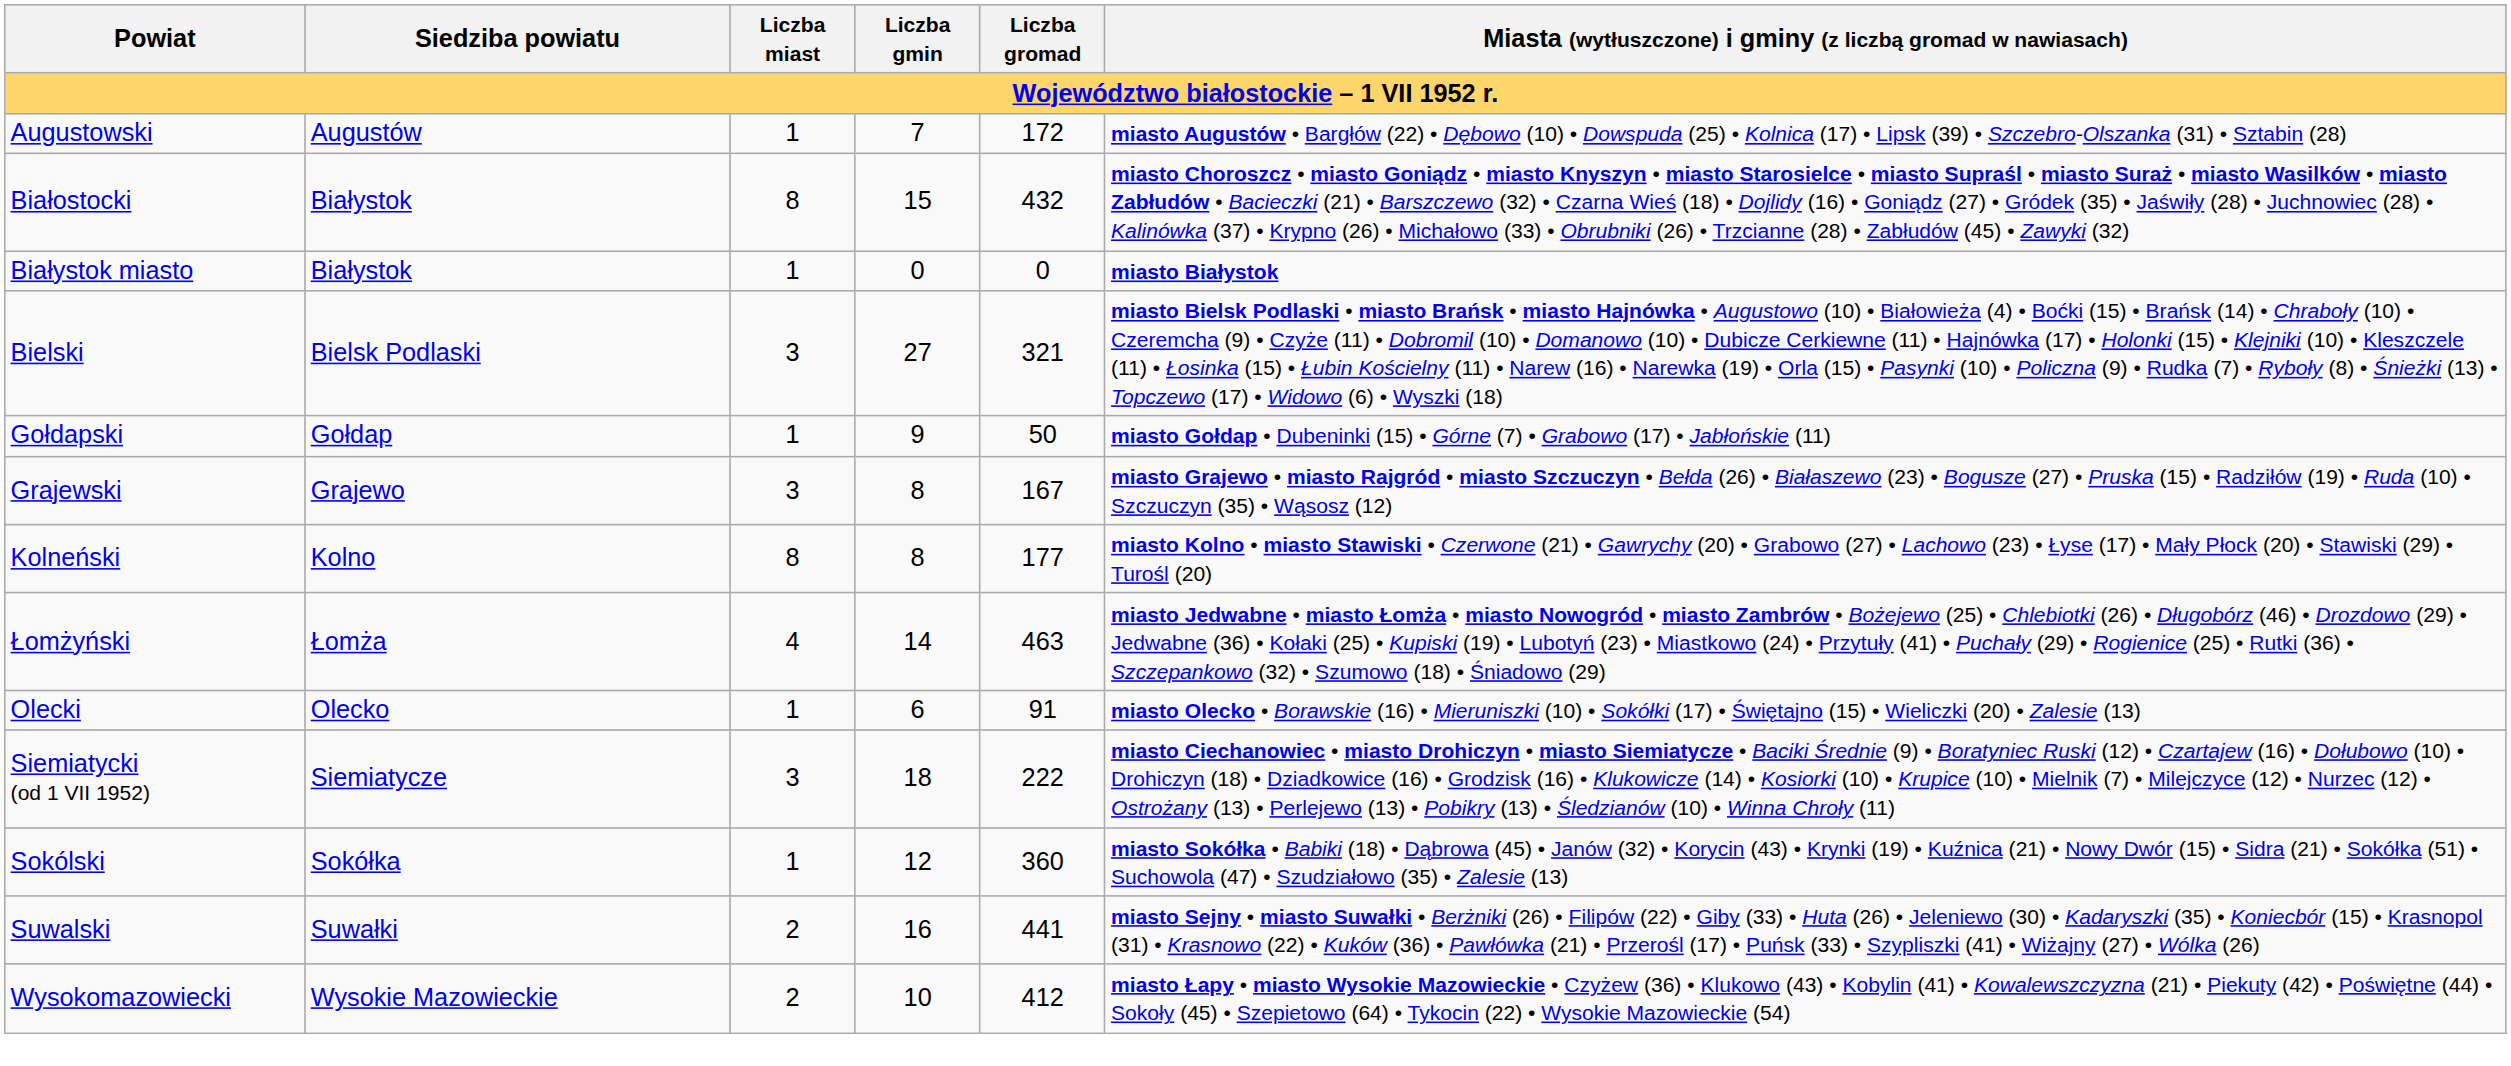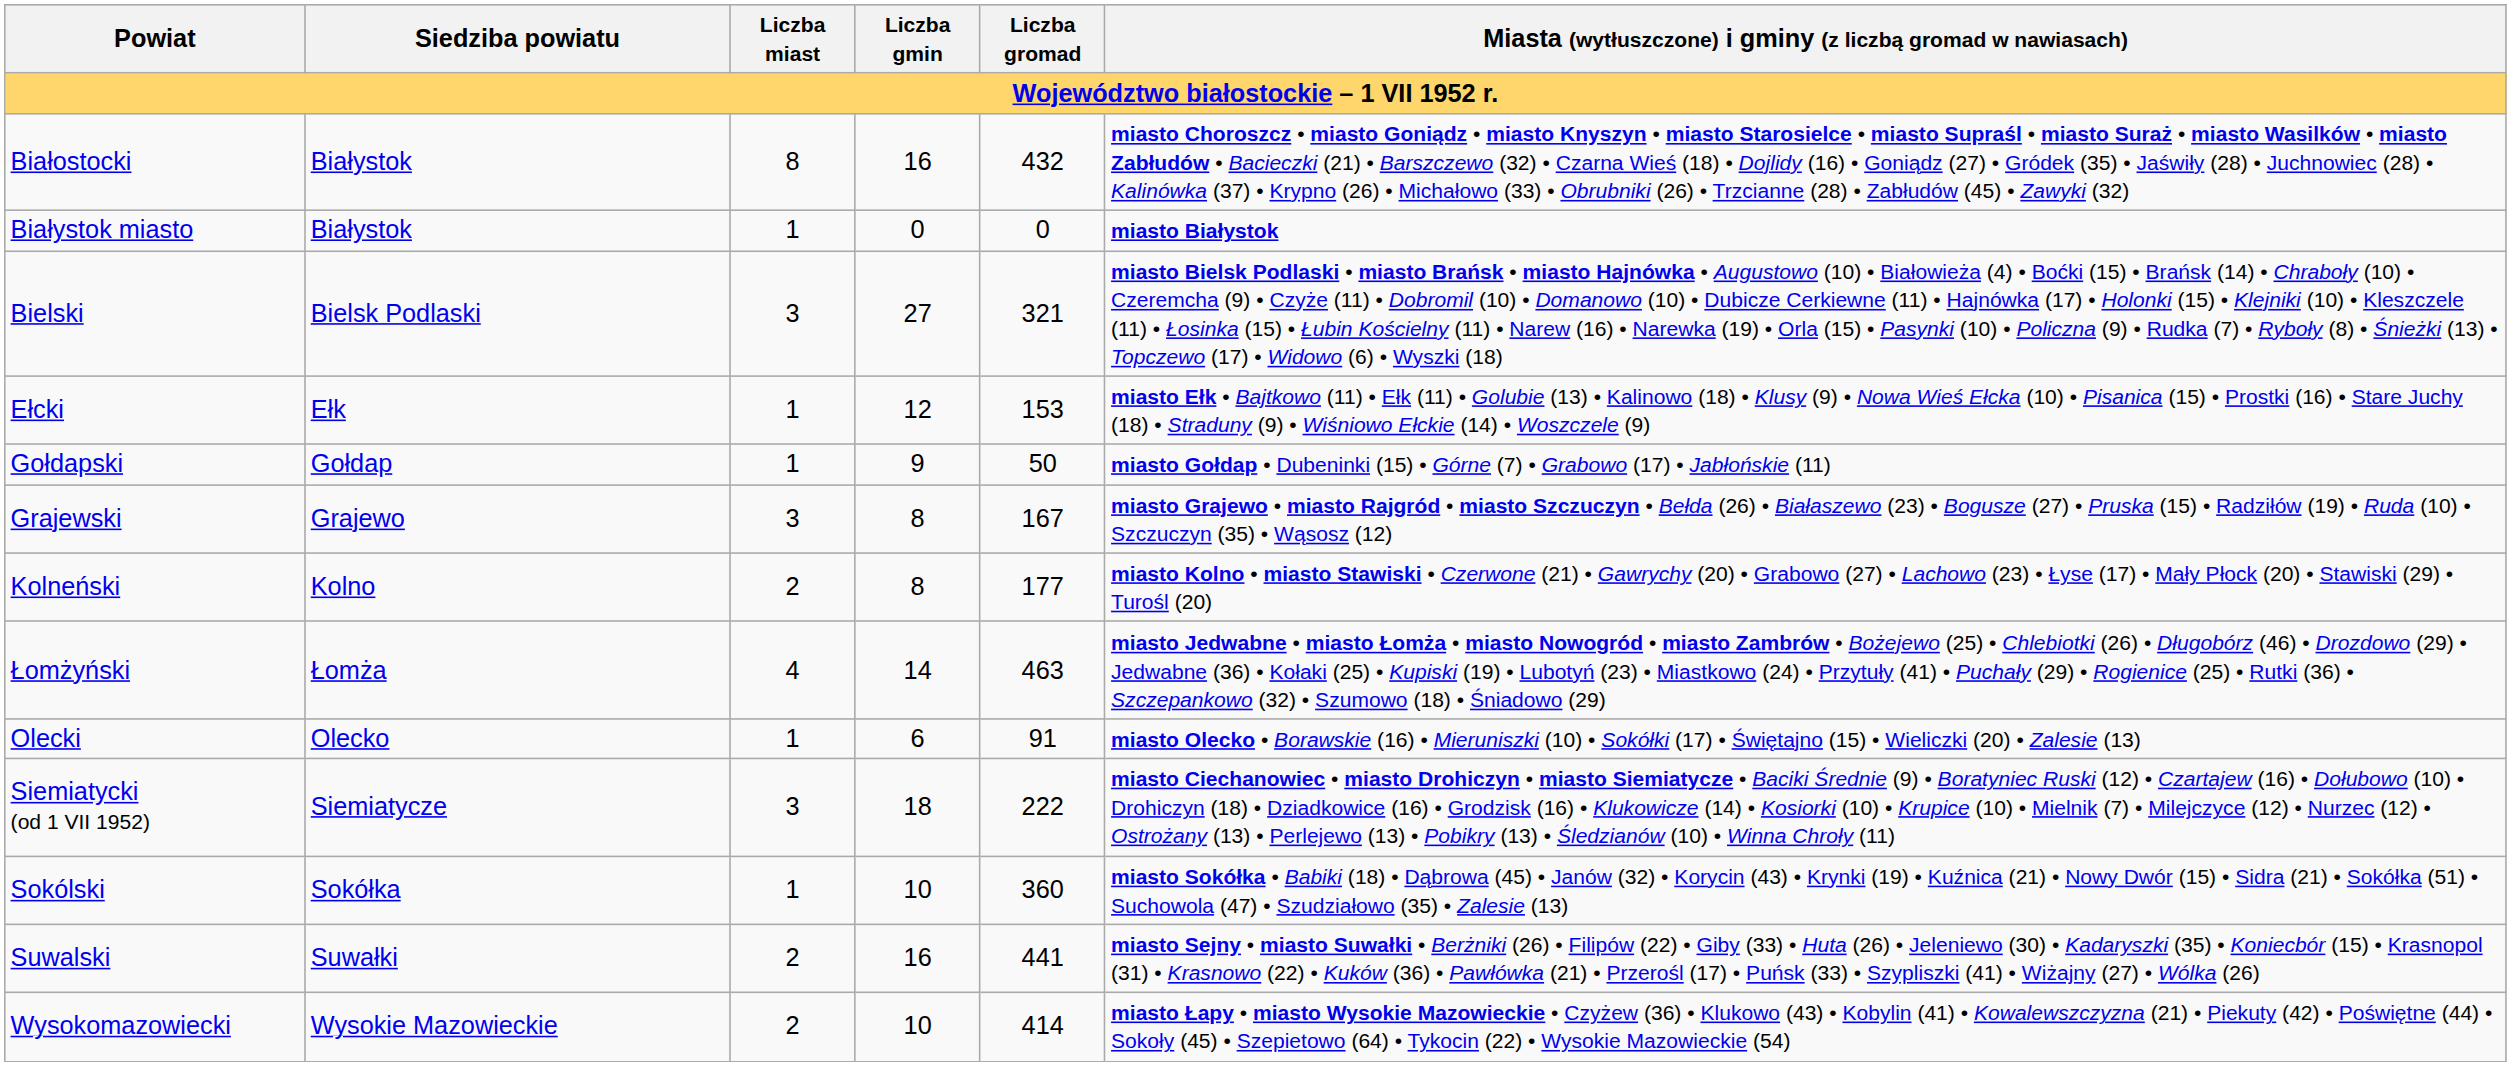- row: (82, 133)
(918, 201) 15 -> (918, 161) 16
+ row: (37, 409)
(793, 558) 8 -> (793, 587) 2
(918, 861) 12 -> (918, 889) 10
(1043, 998) 412 -> (1043, 1026) 414
